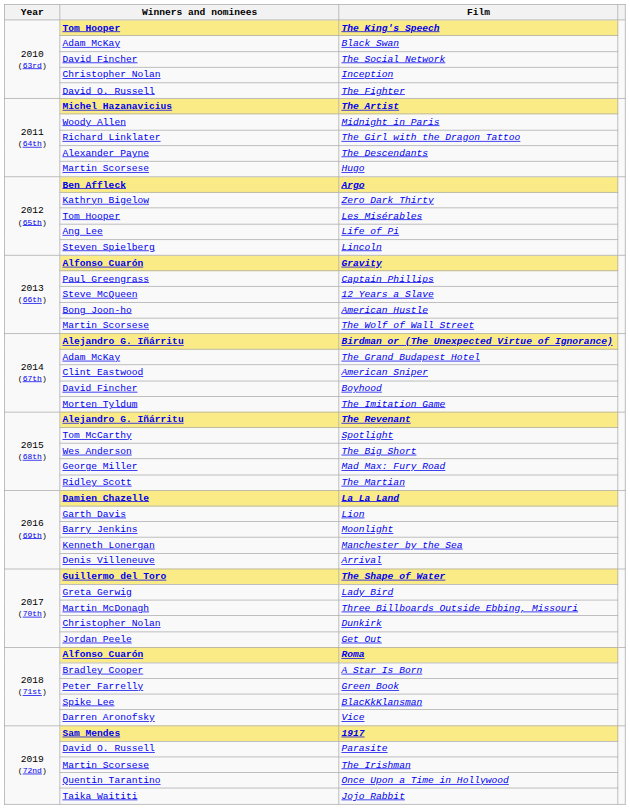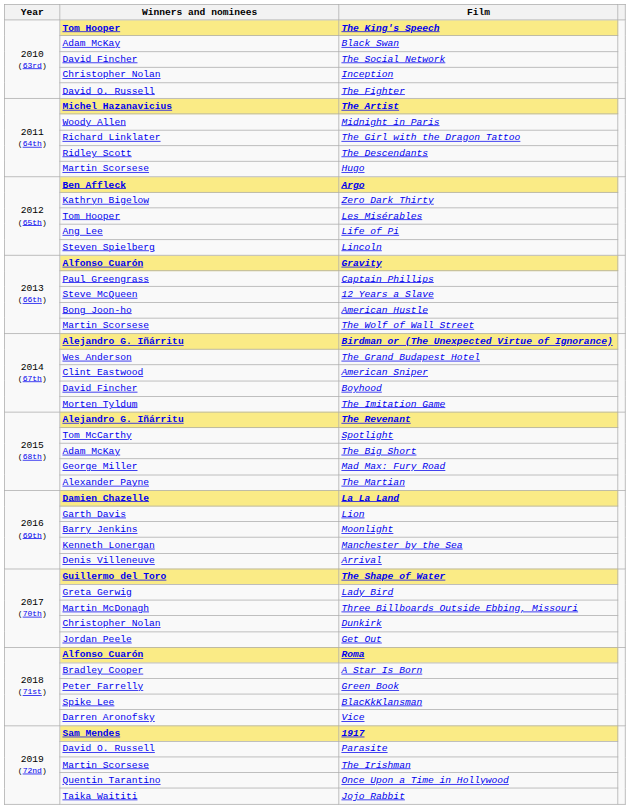(106, 153) Alexander Payne -> (97, 153) Ridley Scott
(91, 357) Adam McKay -> (97, 357) Wes Anderson
(97, 451) Wes Anderson -> (91, 451) Adam McKay
(97, 483) Ridley Scott -> (106, 483) Alexander Payne
